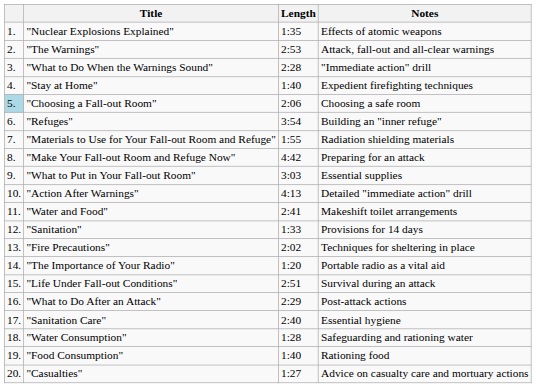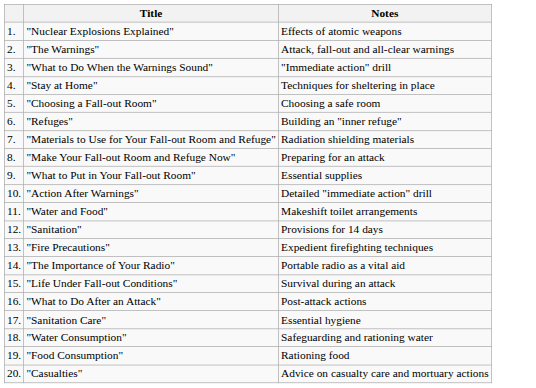- column: (298, 13)
(397, 85) Expedient firefighting techniques -> (358, 85) Techniques for sheltering in place
(11, 103) lightblue background -> (11, 103) no background
(398, 247) Techniques for sheltering in place -> (357, 247) Expedient firefighting techniques
